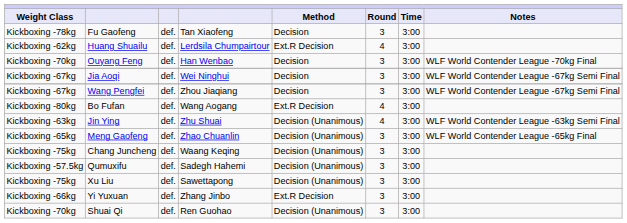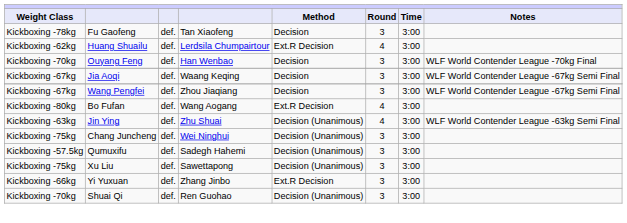(205, 76) Wei Ninghui -> (210, 76) Waang Keqing
- row: (118, 136)
(210, 151) Waang Keqing -> (205, 136) Wei Ninghui
